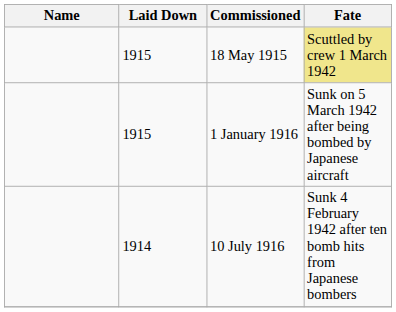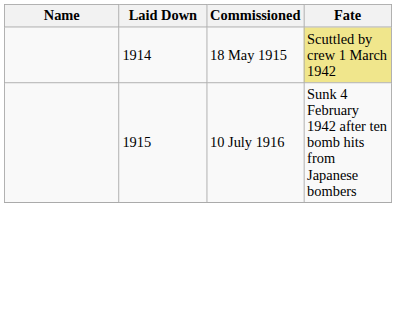(137, 54) 1915 -> (137, 54) 1914
- row: (254, 134)
(137, 246) 1914 -> (137, 142) 1915
